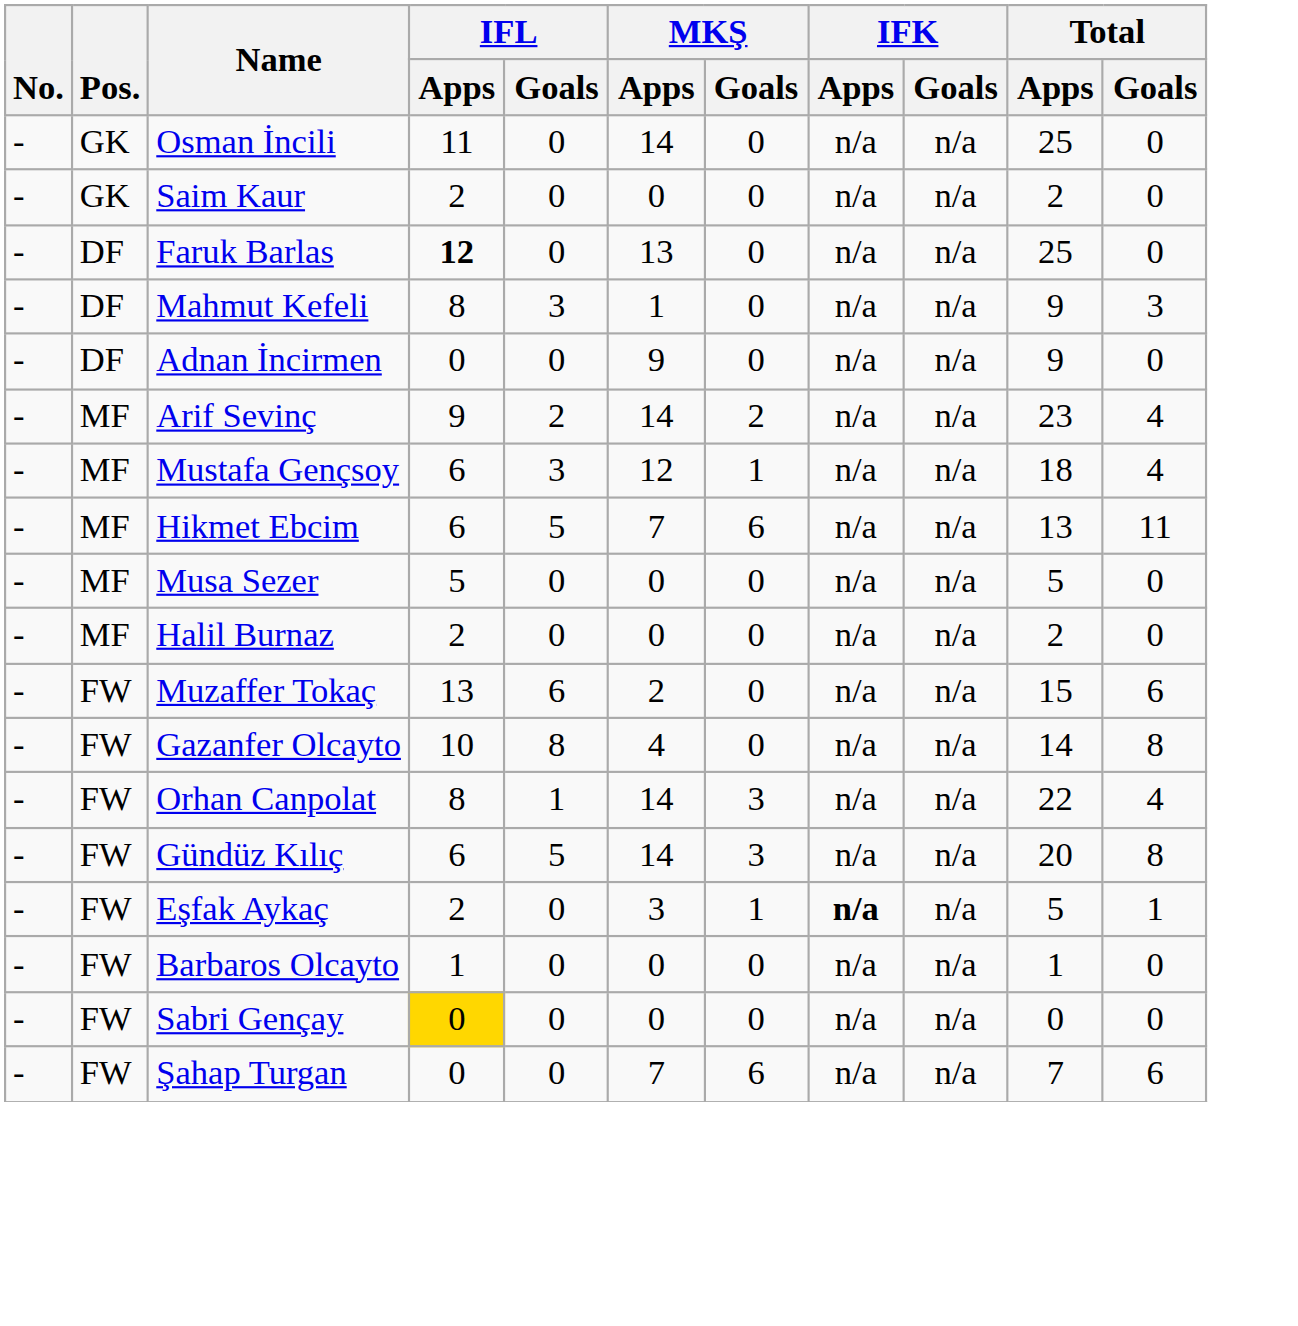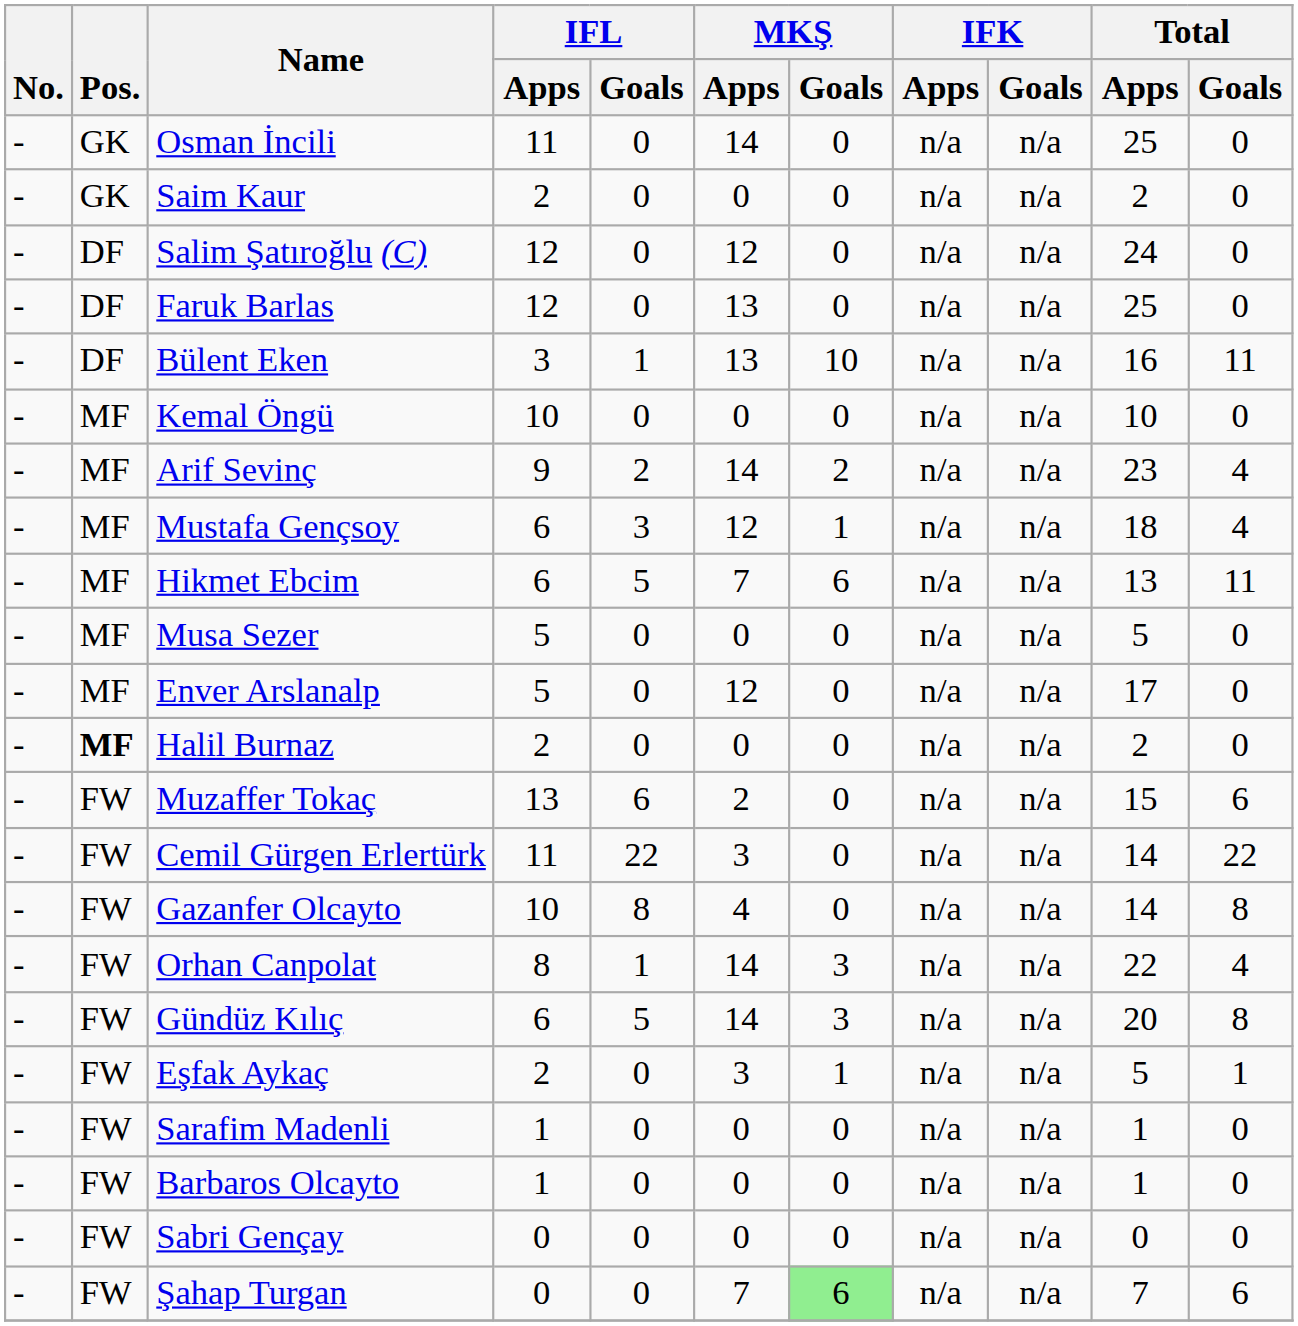+ row: (292, 251)
(457, 251) bold -> (542, 305) normal
- row: (262, 305)
- row: (269, 360)
+ row: (242, 360)
+ row: (245, 415)
+ row: (268, 689)
(105, 634) normal -> (107, 744) bold
+ row: (321, 854)
(856, 908) bold -> (941, 1073) normal
+ row: (273, 1128)
(457, 1018) gold background -> (542, 1237) no background
(756, 1073) no background -> (841, 1292) lightgreen background
